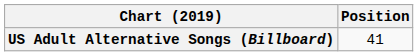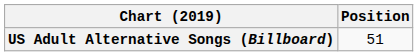(375, 40) 41 -> (375, 40) 51
